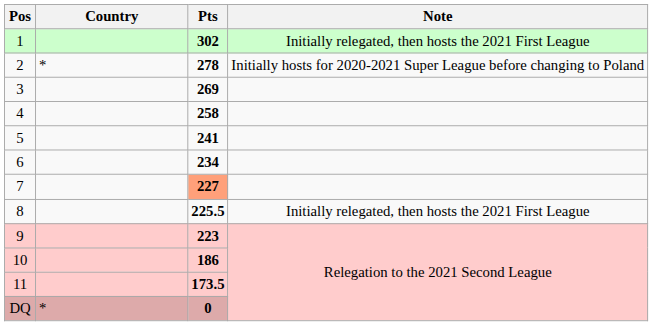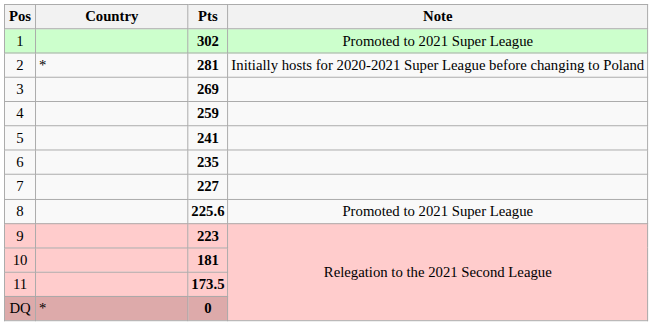(438, 41) Initially relegated, then hosts the 2021 First League -> (438, 41) Promoted to 2021 Super League
(208, 65) 278 -> (208, 65) 281
(208, 114) 258 -> (208, 114) 259
(208, 162) 234 -> (208, 162) 235
(208, 187) lightsalmon background -> (208, 187) no background
(208, 211) 225.5 -> (208, 211) 225.6
(438, 211) Initially relegated, then hosts the 2021 First League -> (438, 211) Promoted to 2021 Super League
(208, 259) 186 -> (208, 259) 181
